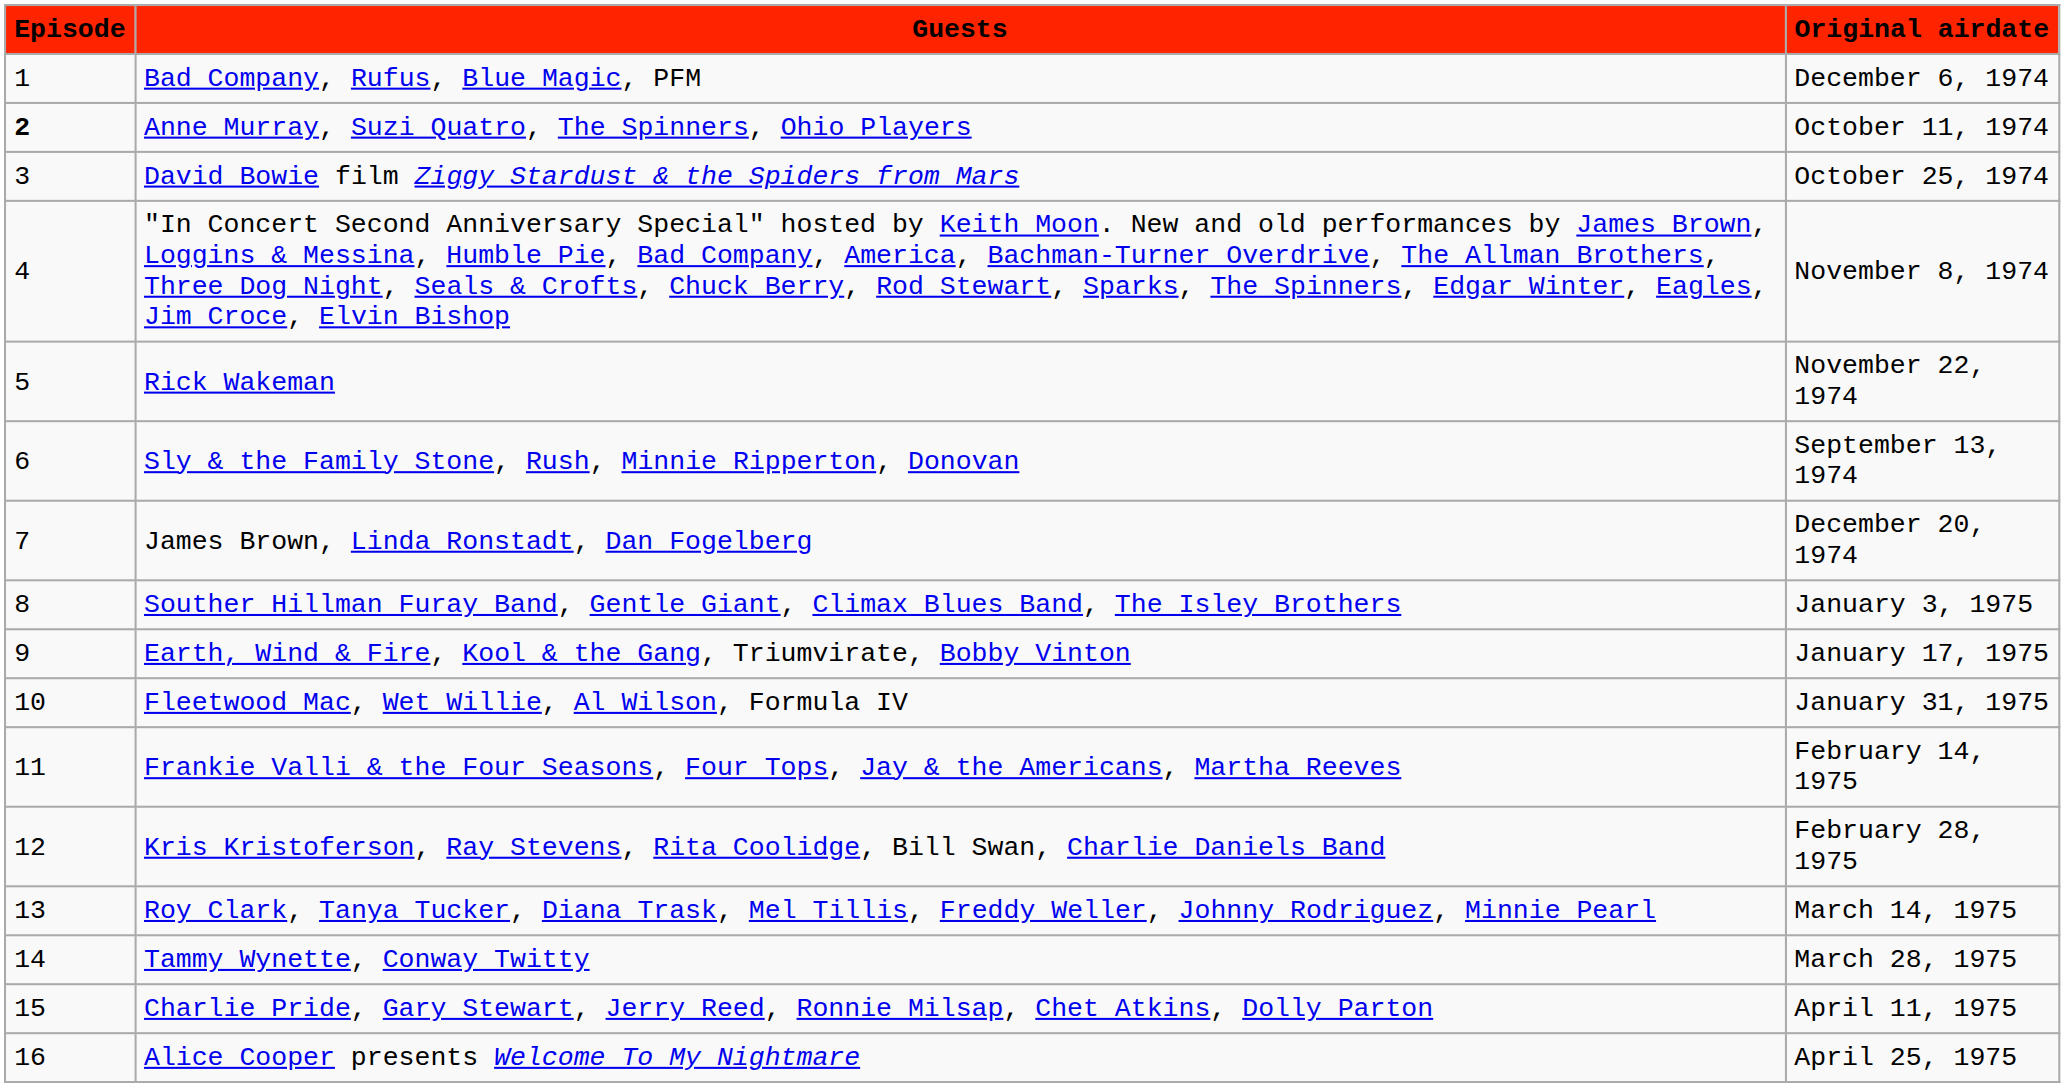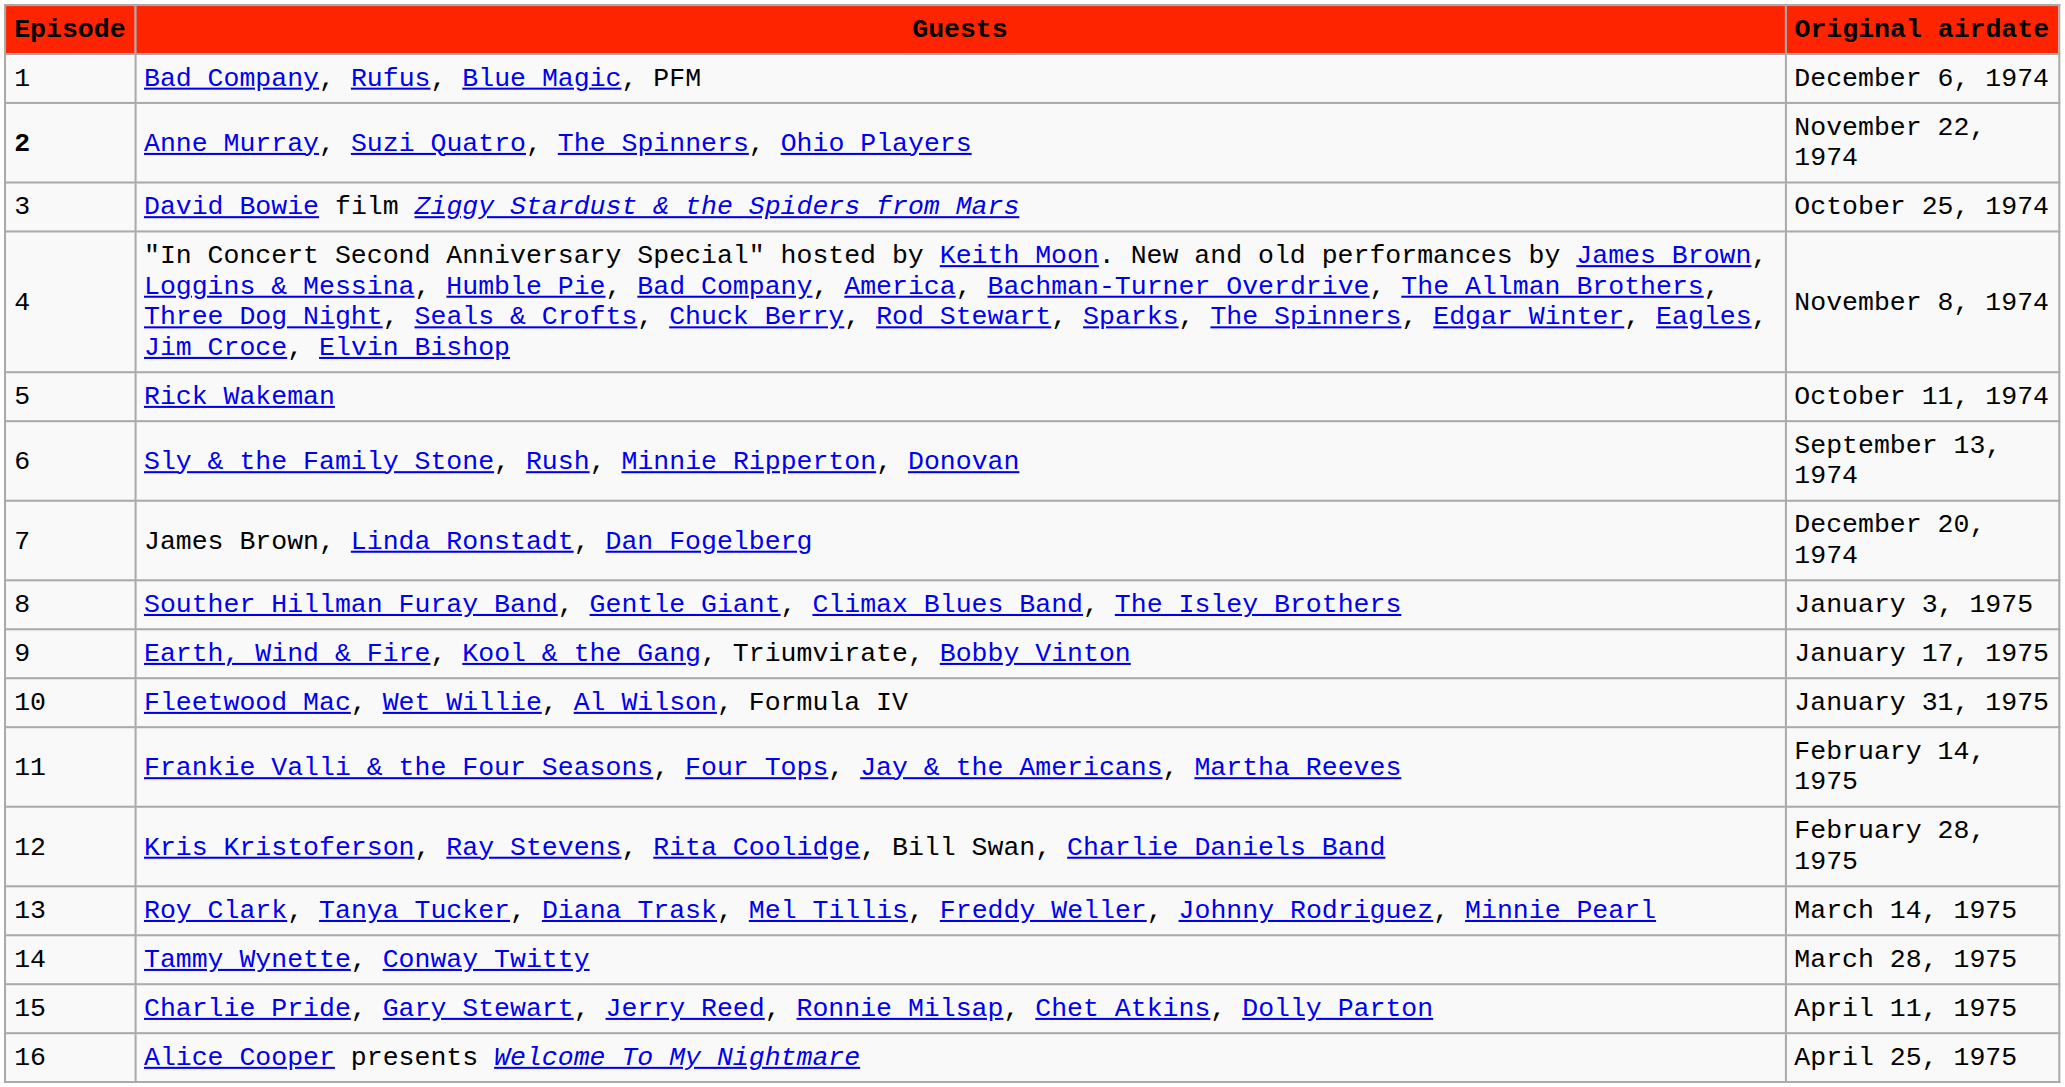(1922, 127) October 11, 1974 -> (1890, 143) November 22, 1974
(1890, 381) November 22, 1974 -> (1922, 397) October 11, 1974
